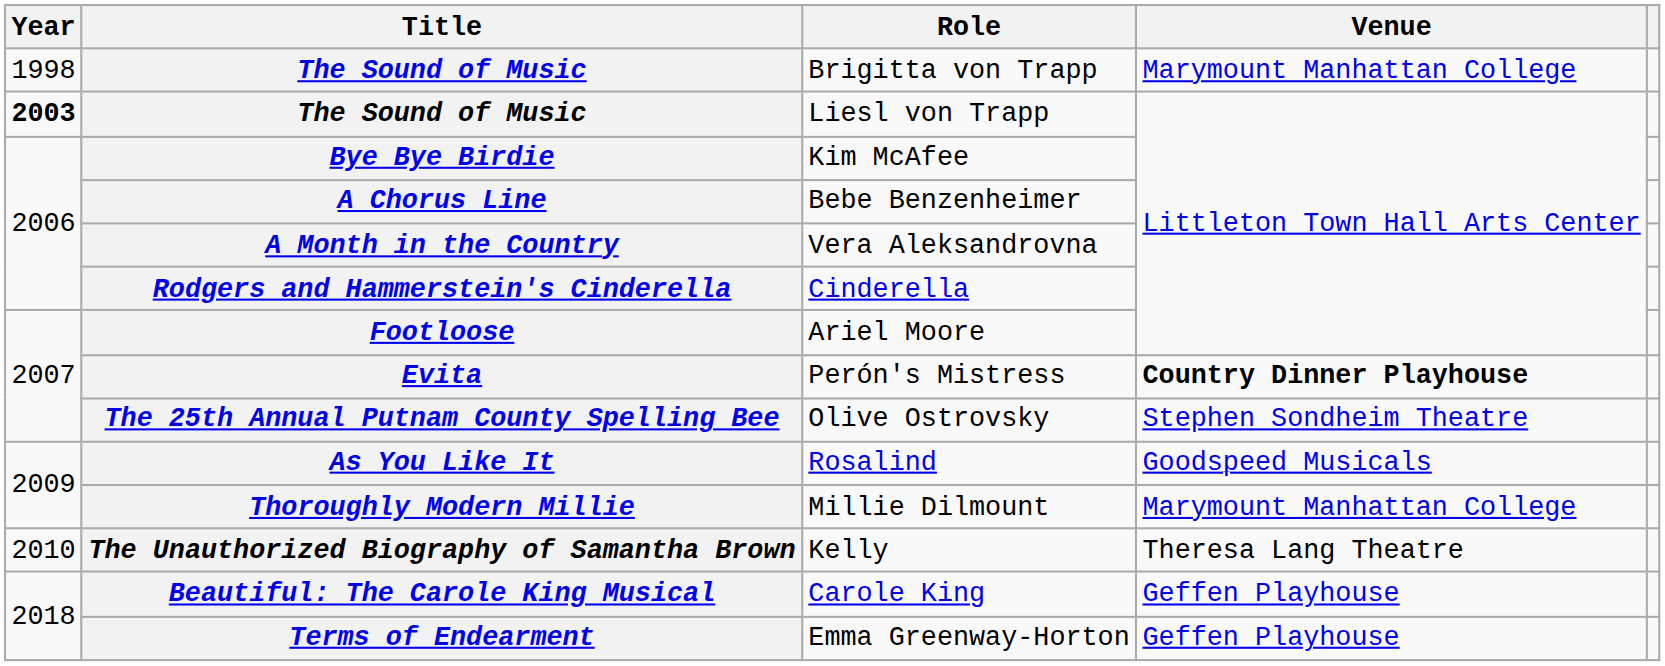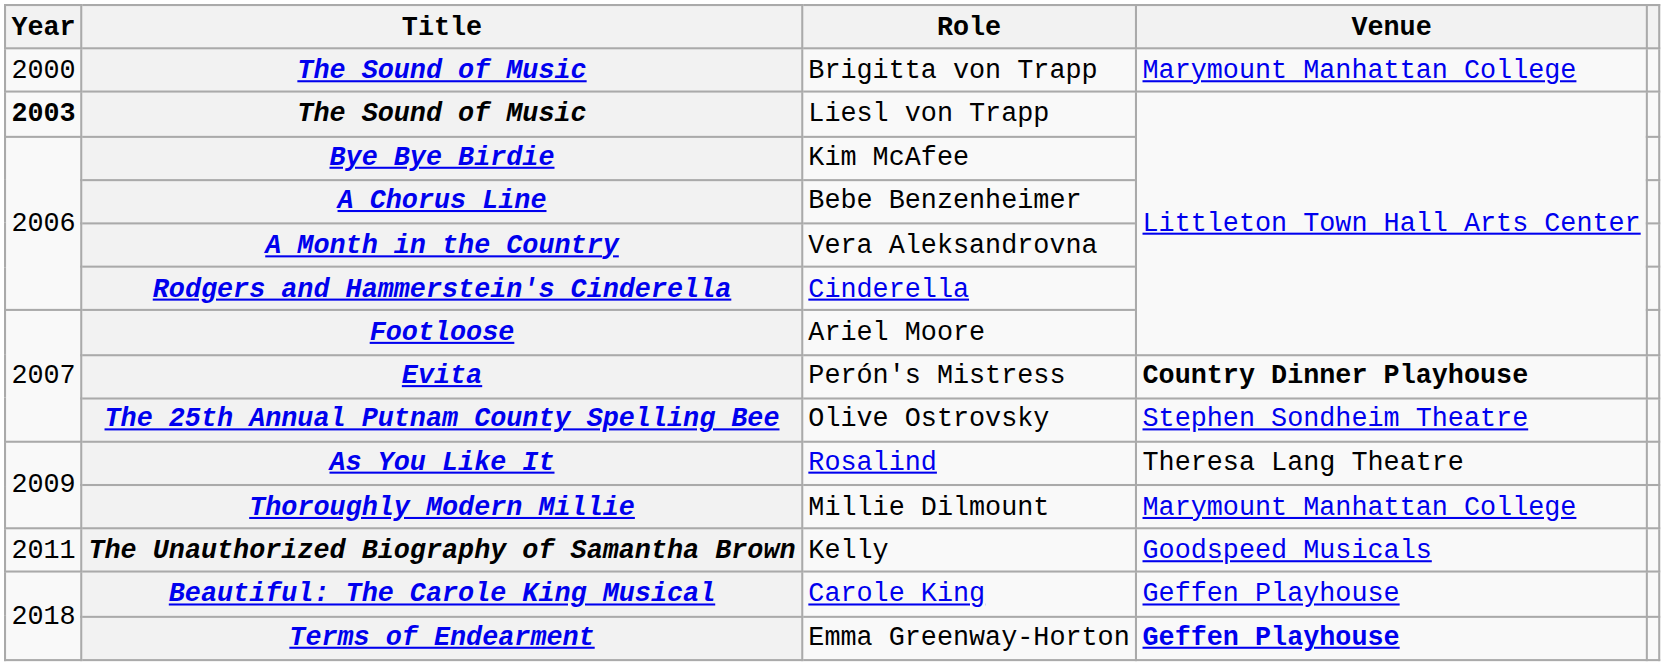(44, 70) 1998 -> (44, 70) 2000
(1287, 463) Goodspeed Musicals -> (1303, 463) Theresa Lang Theatre
(44, 551) 2010 -> (44, 551) 2011
(1303, 551) Theresa Lang Theatre -> (1287, 551) Goodspeed Musicals
(1271, 638) normal -> (1271, 638) bold
